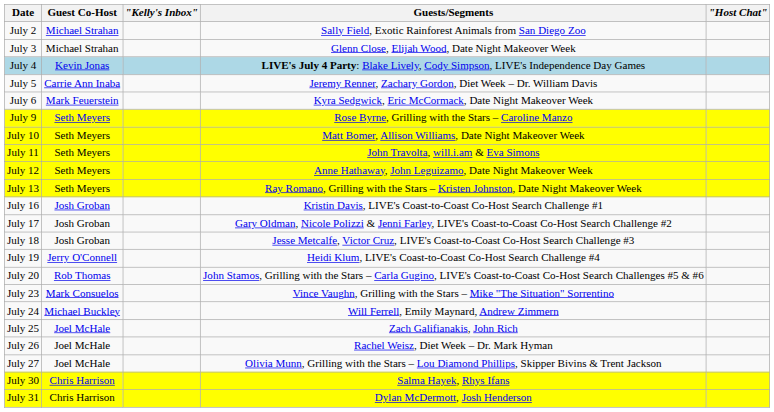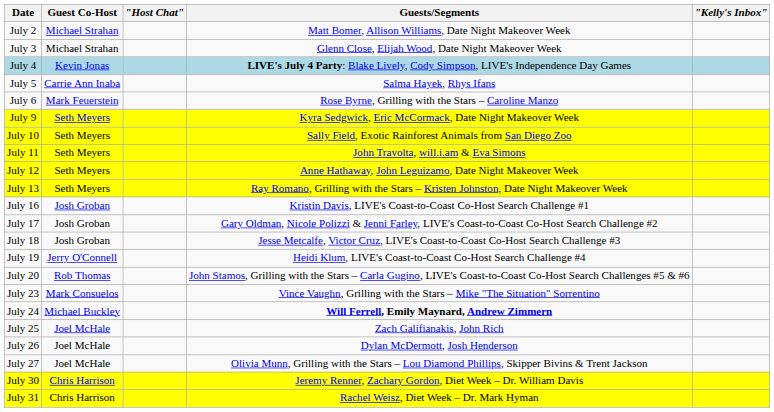columns swapped: (738, 13) <-> (162, 13)
(453, 30) Sally Field, Exotic Rainforest Animals from San Diego Zoo -> (439, 30) Matt Bomer, Allison Williams, Date Night Makeover Week
(453, 83) Jeremy Renner, Zachary Gordon, Diet Week – Dr. William Davis -> (439, 83) Salma Hayek, Rhys Ifans
(453, 100) Kyra Sedgwick, Eric McCormack, Date Night Makeover Week -> (439, 100) Rose Byrne, Grilling with the Stars – Caroline Manzo
(453, 118) Rose Byrne, Grilling with the Stars – Caroline Manzo -> (439, 118) Kyra Sedgwick, Eric McCormack, Date Night Makeover Week
(453, 135) Matt Bomer, Allison Williams, Date Night Makeover Week -> (439, 135) Sally Field, Exotic Rainforest Animals from San Diego Zoo
(453, 310) normal -> (439, 310) bold
(453, 345) Rachel Weisz, Diet Week – Dr. Mark Hyman -> (439, 345) Dylan McDermott, Josh Henderson
(453, 380) Salma Hayek, Rhys Ifans -> (439, 380) Jeremy Renner, Zachary Gordon, Diet Week – Dr. William Davis
(453, 398) Dylan McDermott, Josh Henderson -> (439, 398) Rachel Weisz, Diet Week – Dr. Mark Hyman
